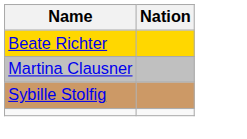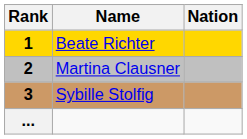+ column: (28, 17)
